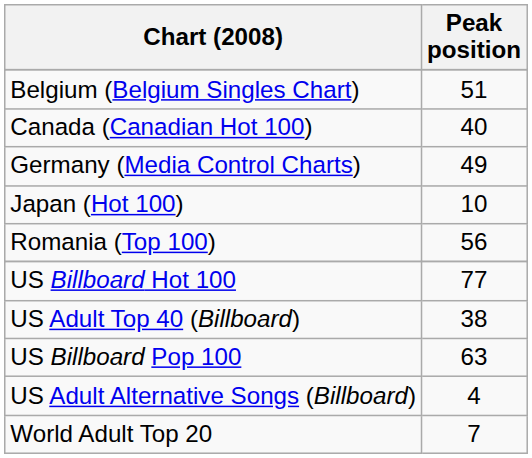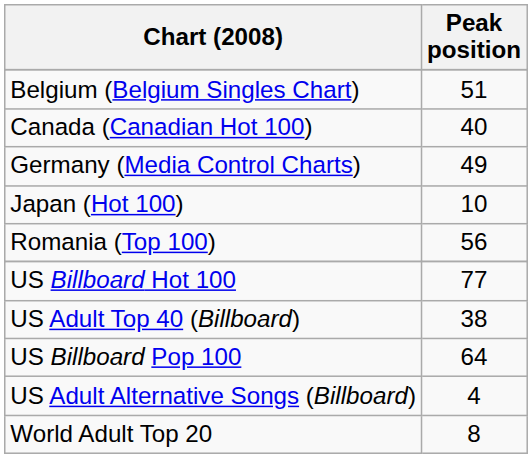(474, 357) 63 -> (474, 357) 64
(474, 434) 7 -> (474, 434) 8
